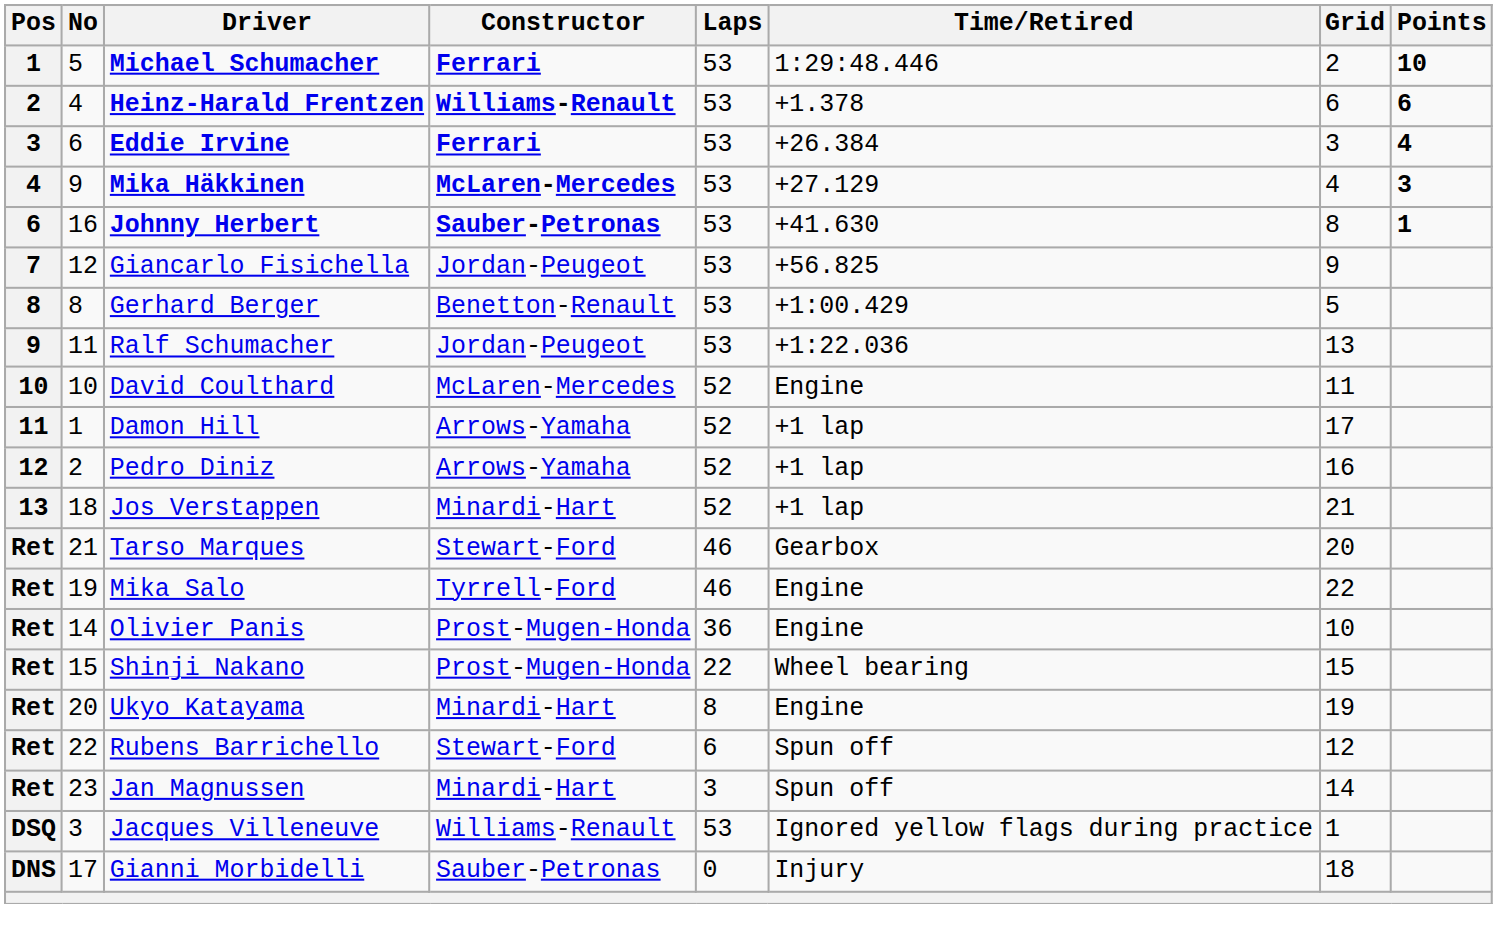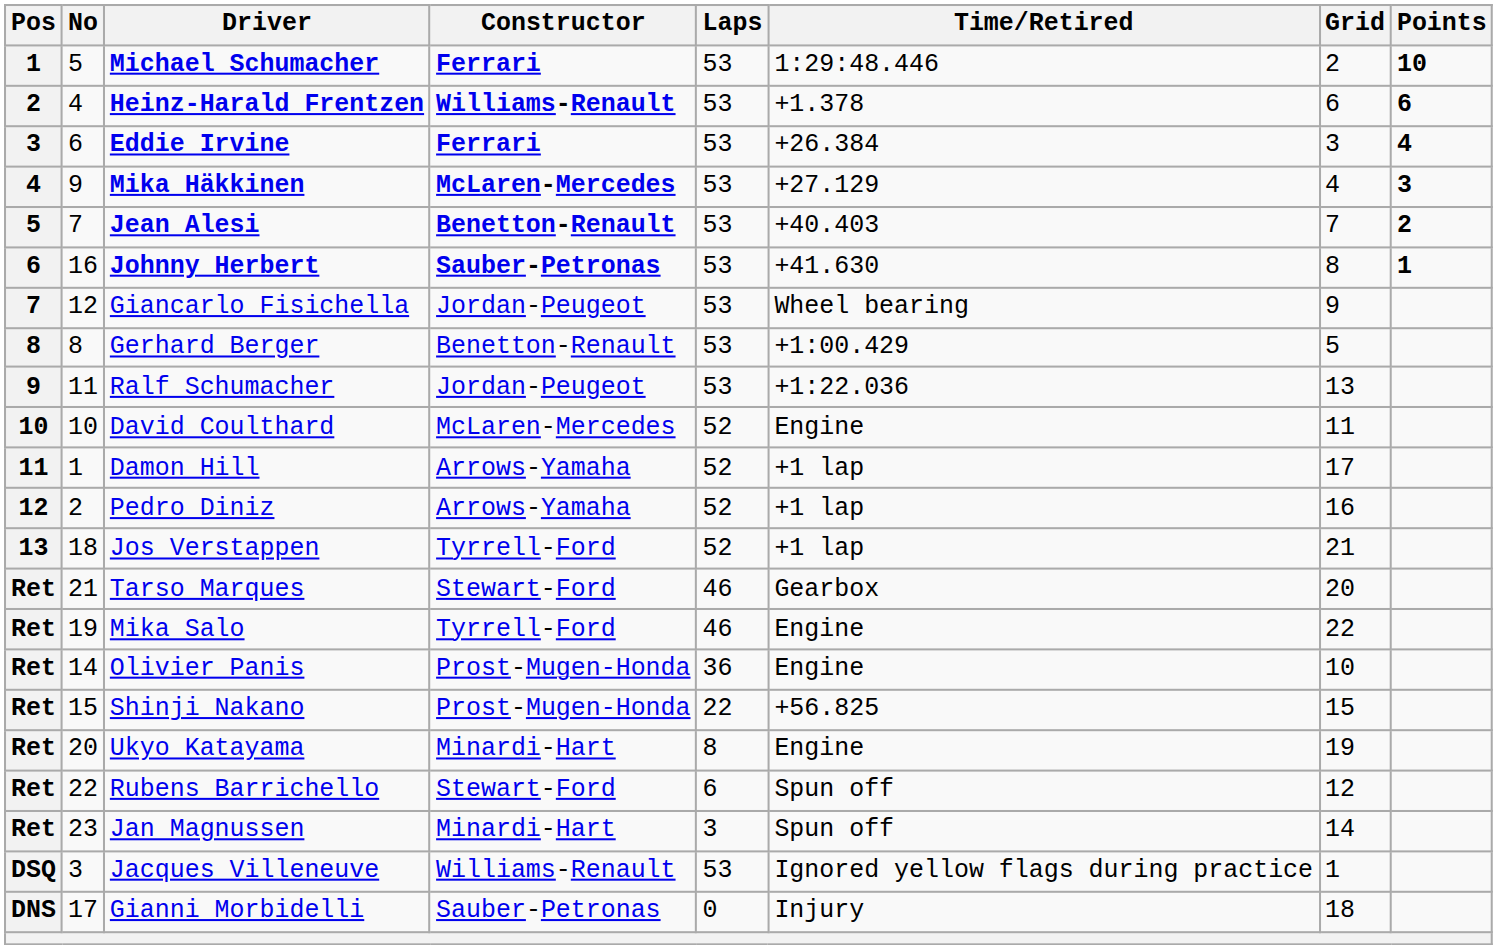+ row: (185, 227)
(827, 267) +56.825 -> (872, 307) Wheel bearing
(526, 509) Minardi-Hart -> (526, 549) Tyrrell-Ford
(872, 670) Wheel bearing -> (827, 710) +56.825
